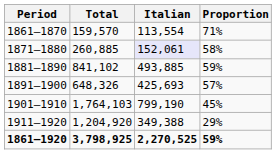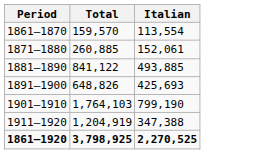- column: (236, 13)
(161, 49) lavender background -> (161, 49) no background
(95, 67) 841,102 -> (95, 67) 841,122
(95, 85) 648,326 -> (95, 85) 648,826
(102, 121) 1,204,920 -> (102, 121) 1,204,919
(161, 121) 349,388 -> (161, 121) 347,388
